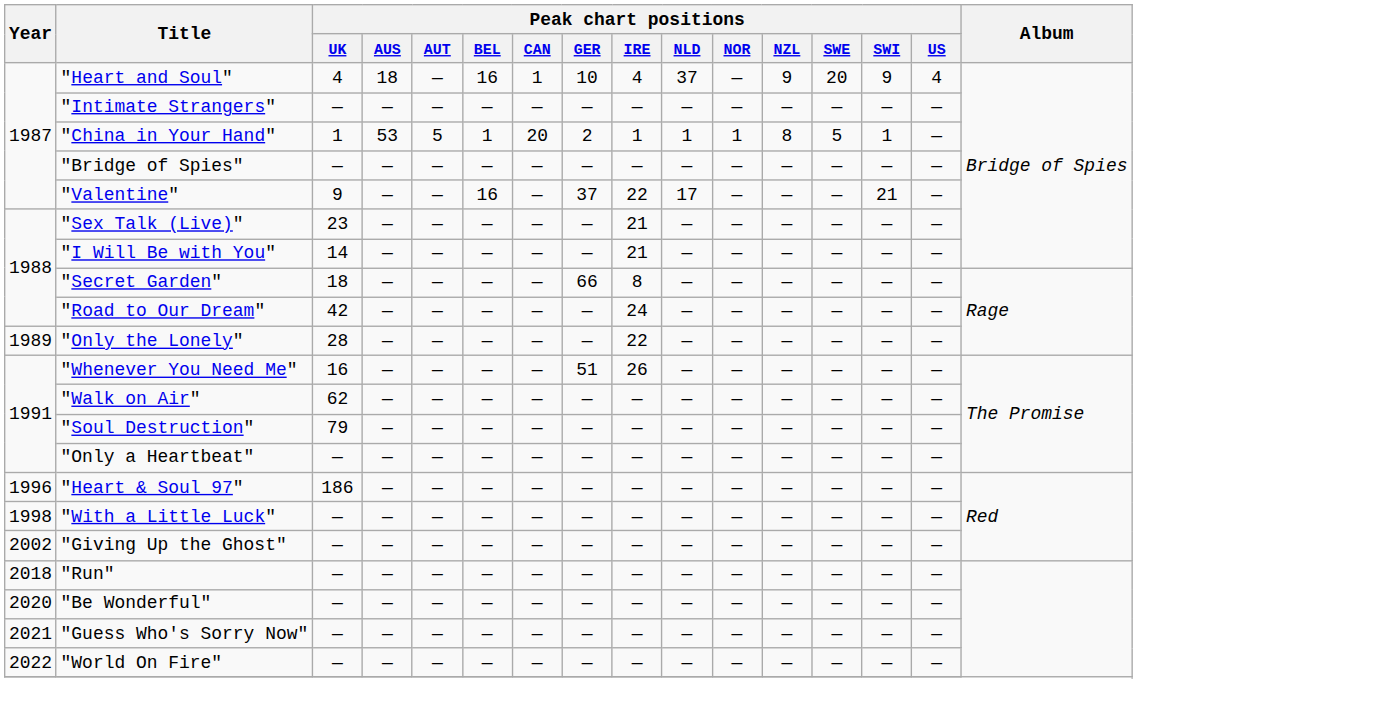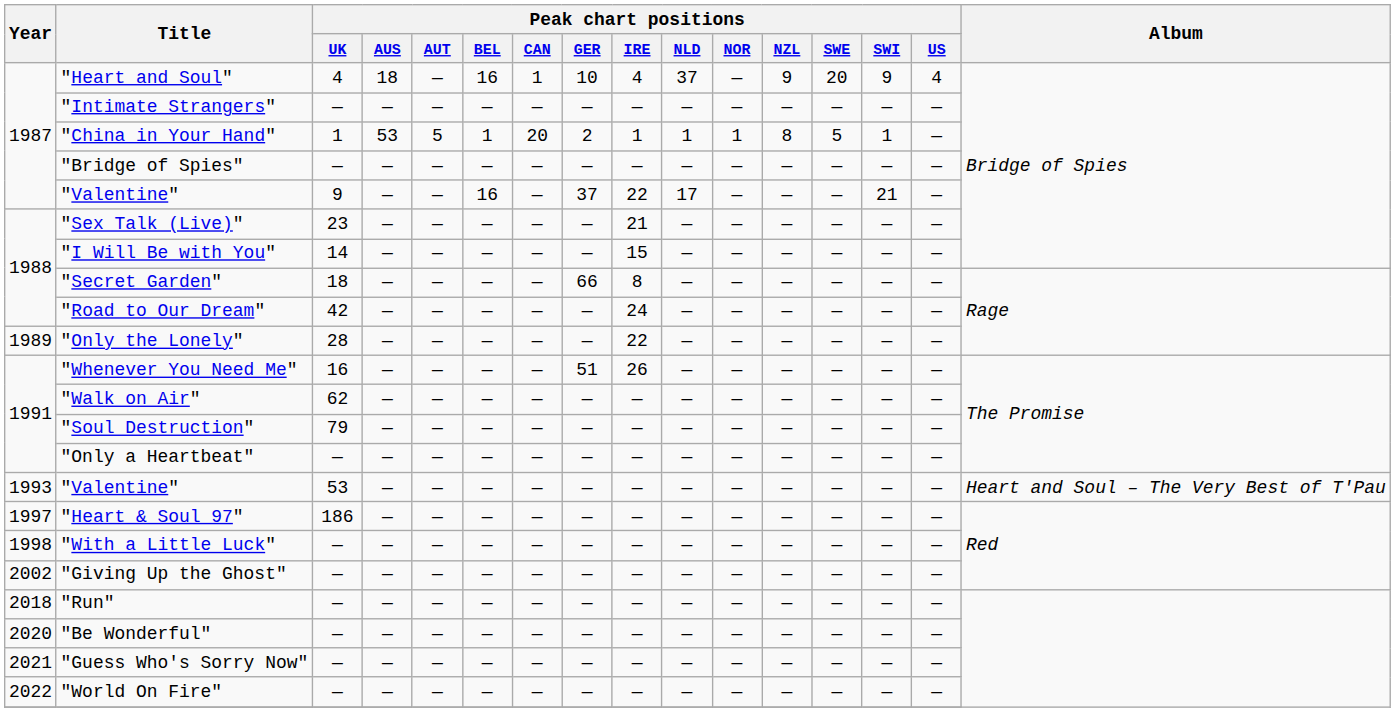(637, 253) 21 -> (637, 253) 15
+ row: (120, 487)
(31, 487) 1996 -> (31, 516) 1997
